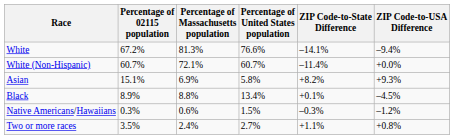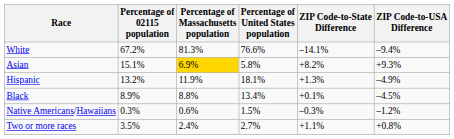- row: (48, 65)
(189, 81) no background -> (189, 65) gold background
+ row: (23, 81)
